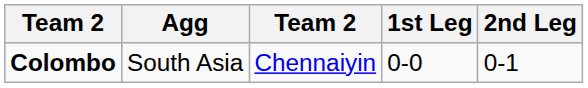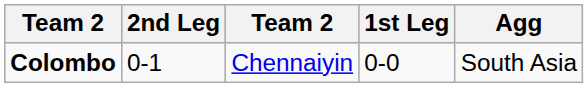columns swapped: (185, 23) <-> (530, 23)
